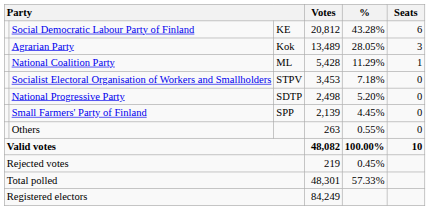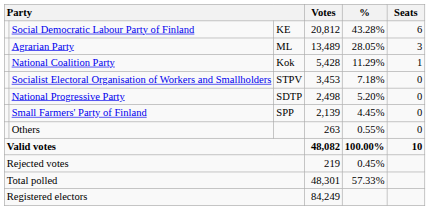(285, 46) Kok -> (284, 46) ML
(284, 63) ML -> (285, 63) Kok
